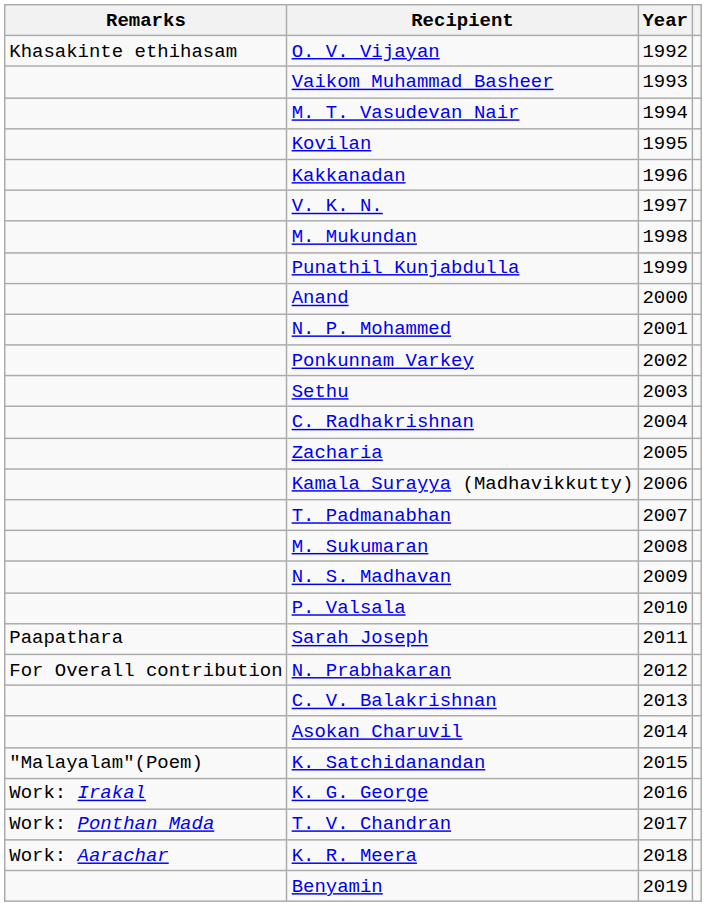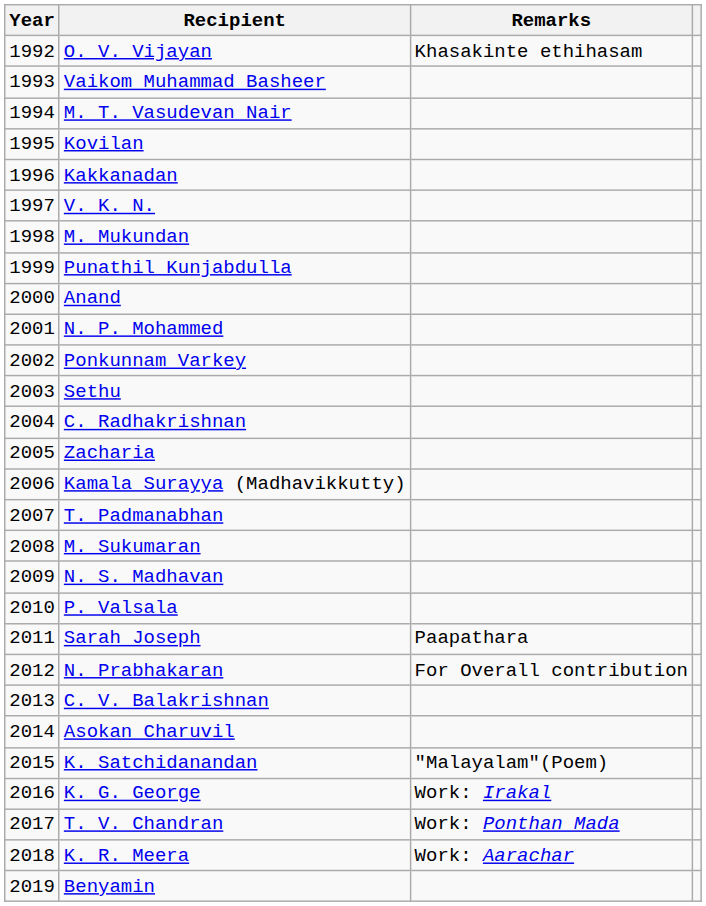columns swapped: (665, 20) <-> (146, 20)
